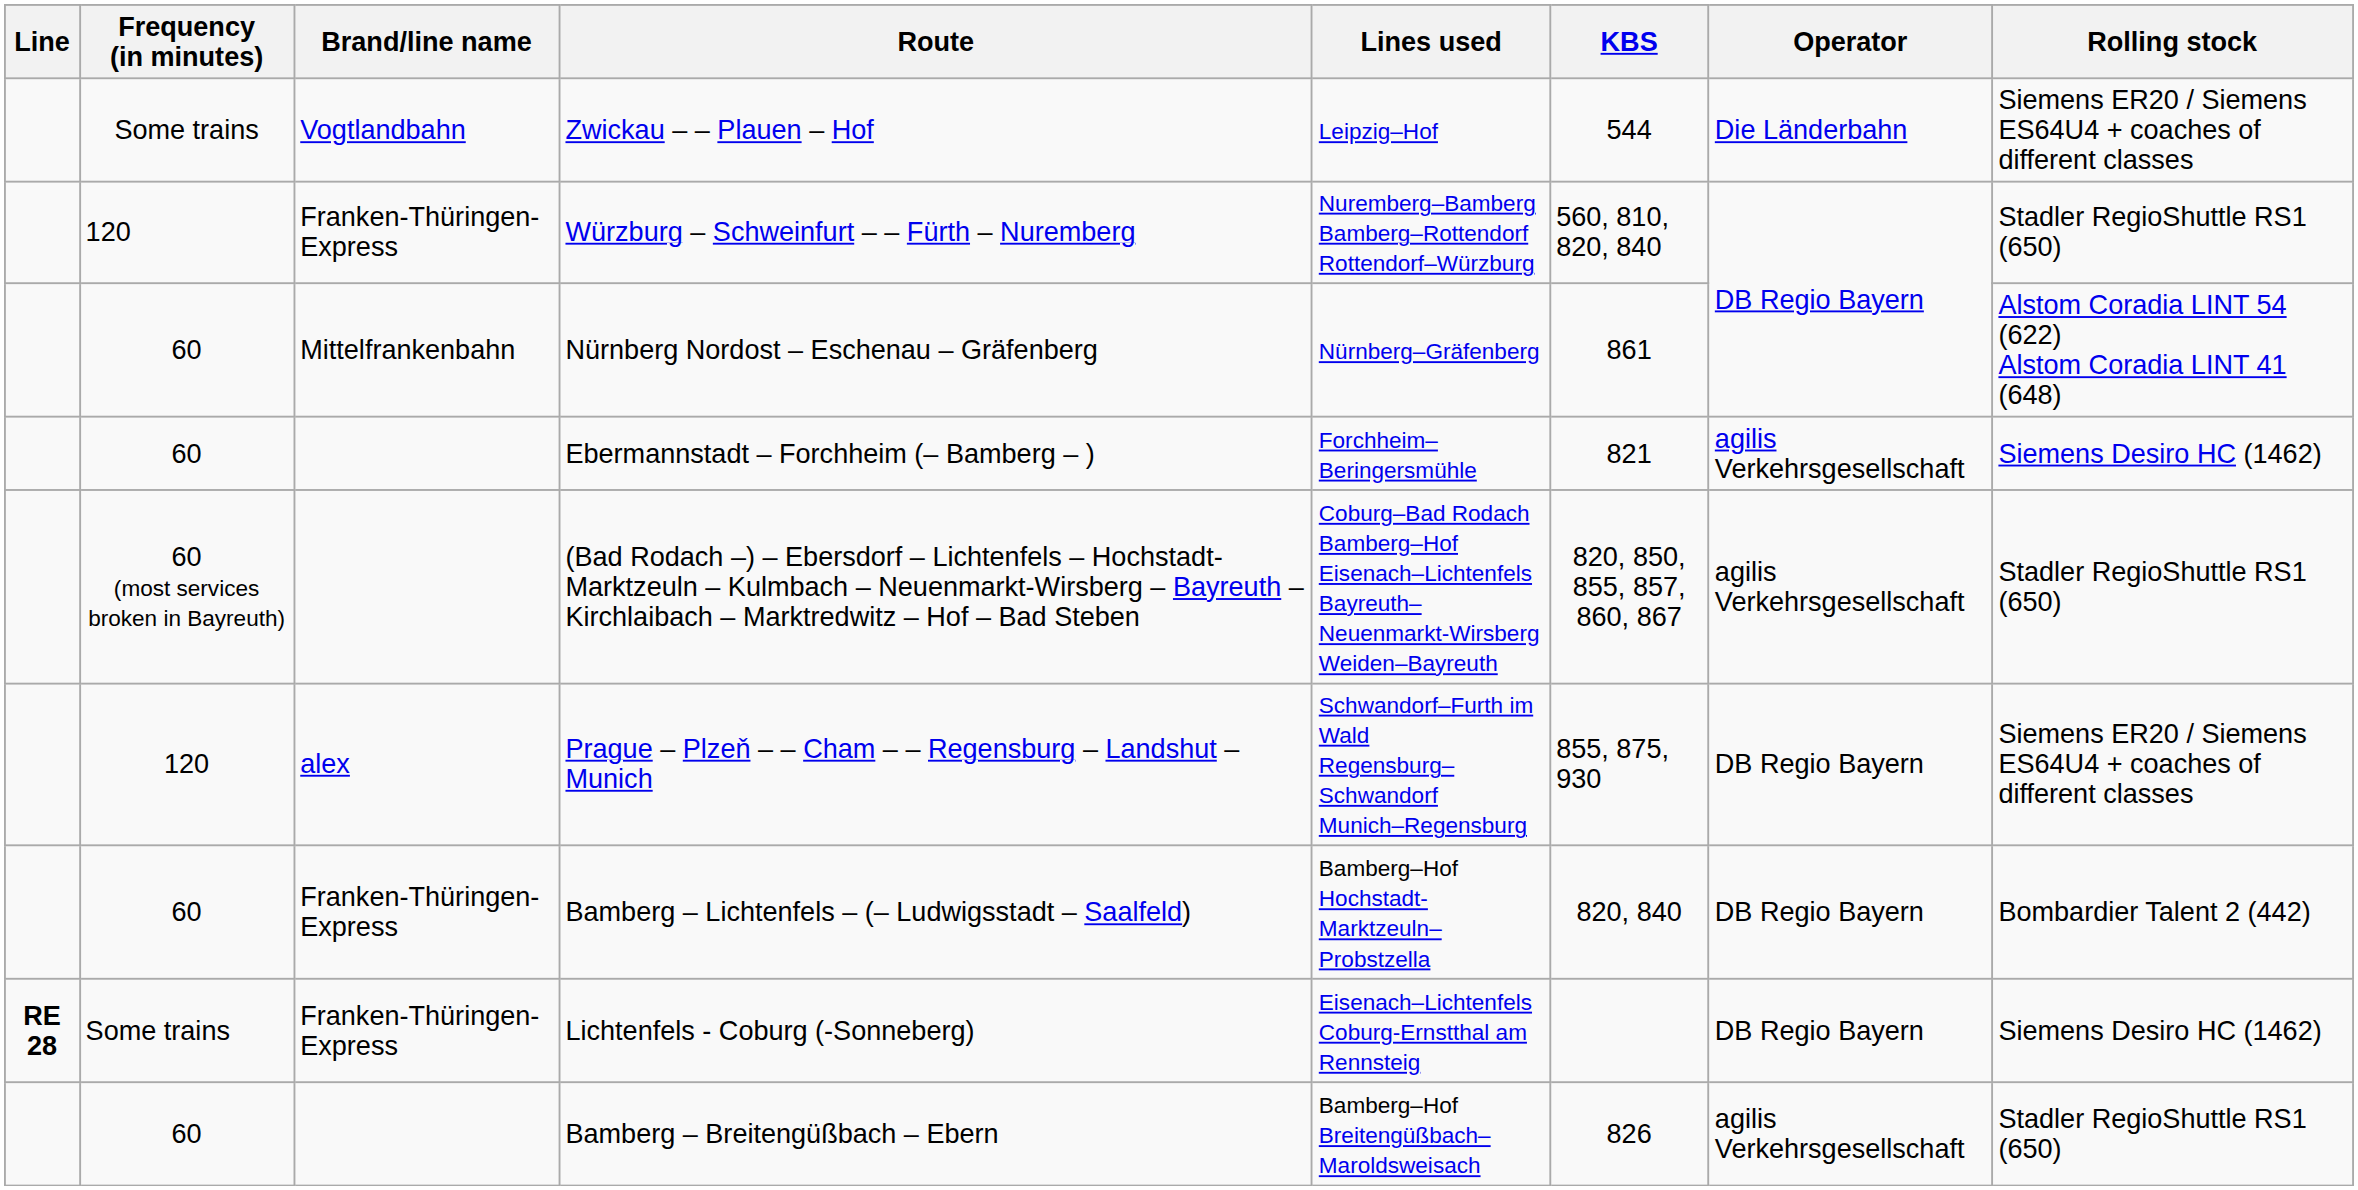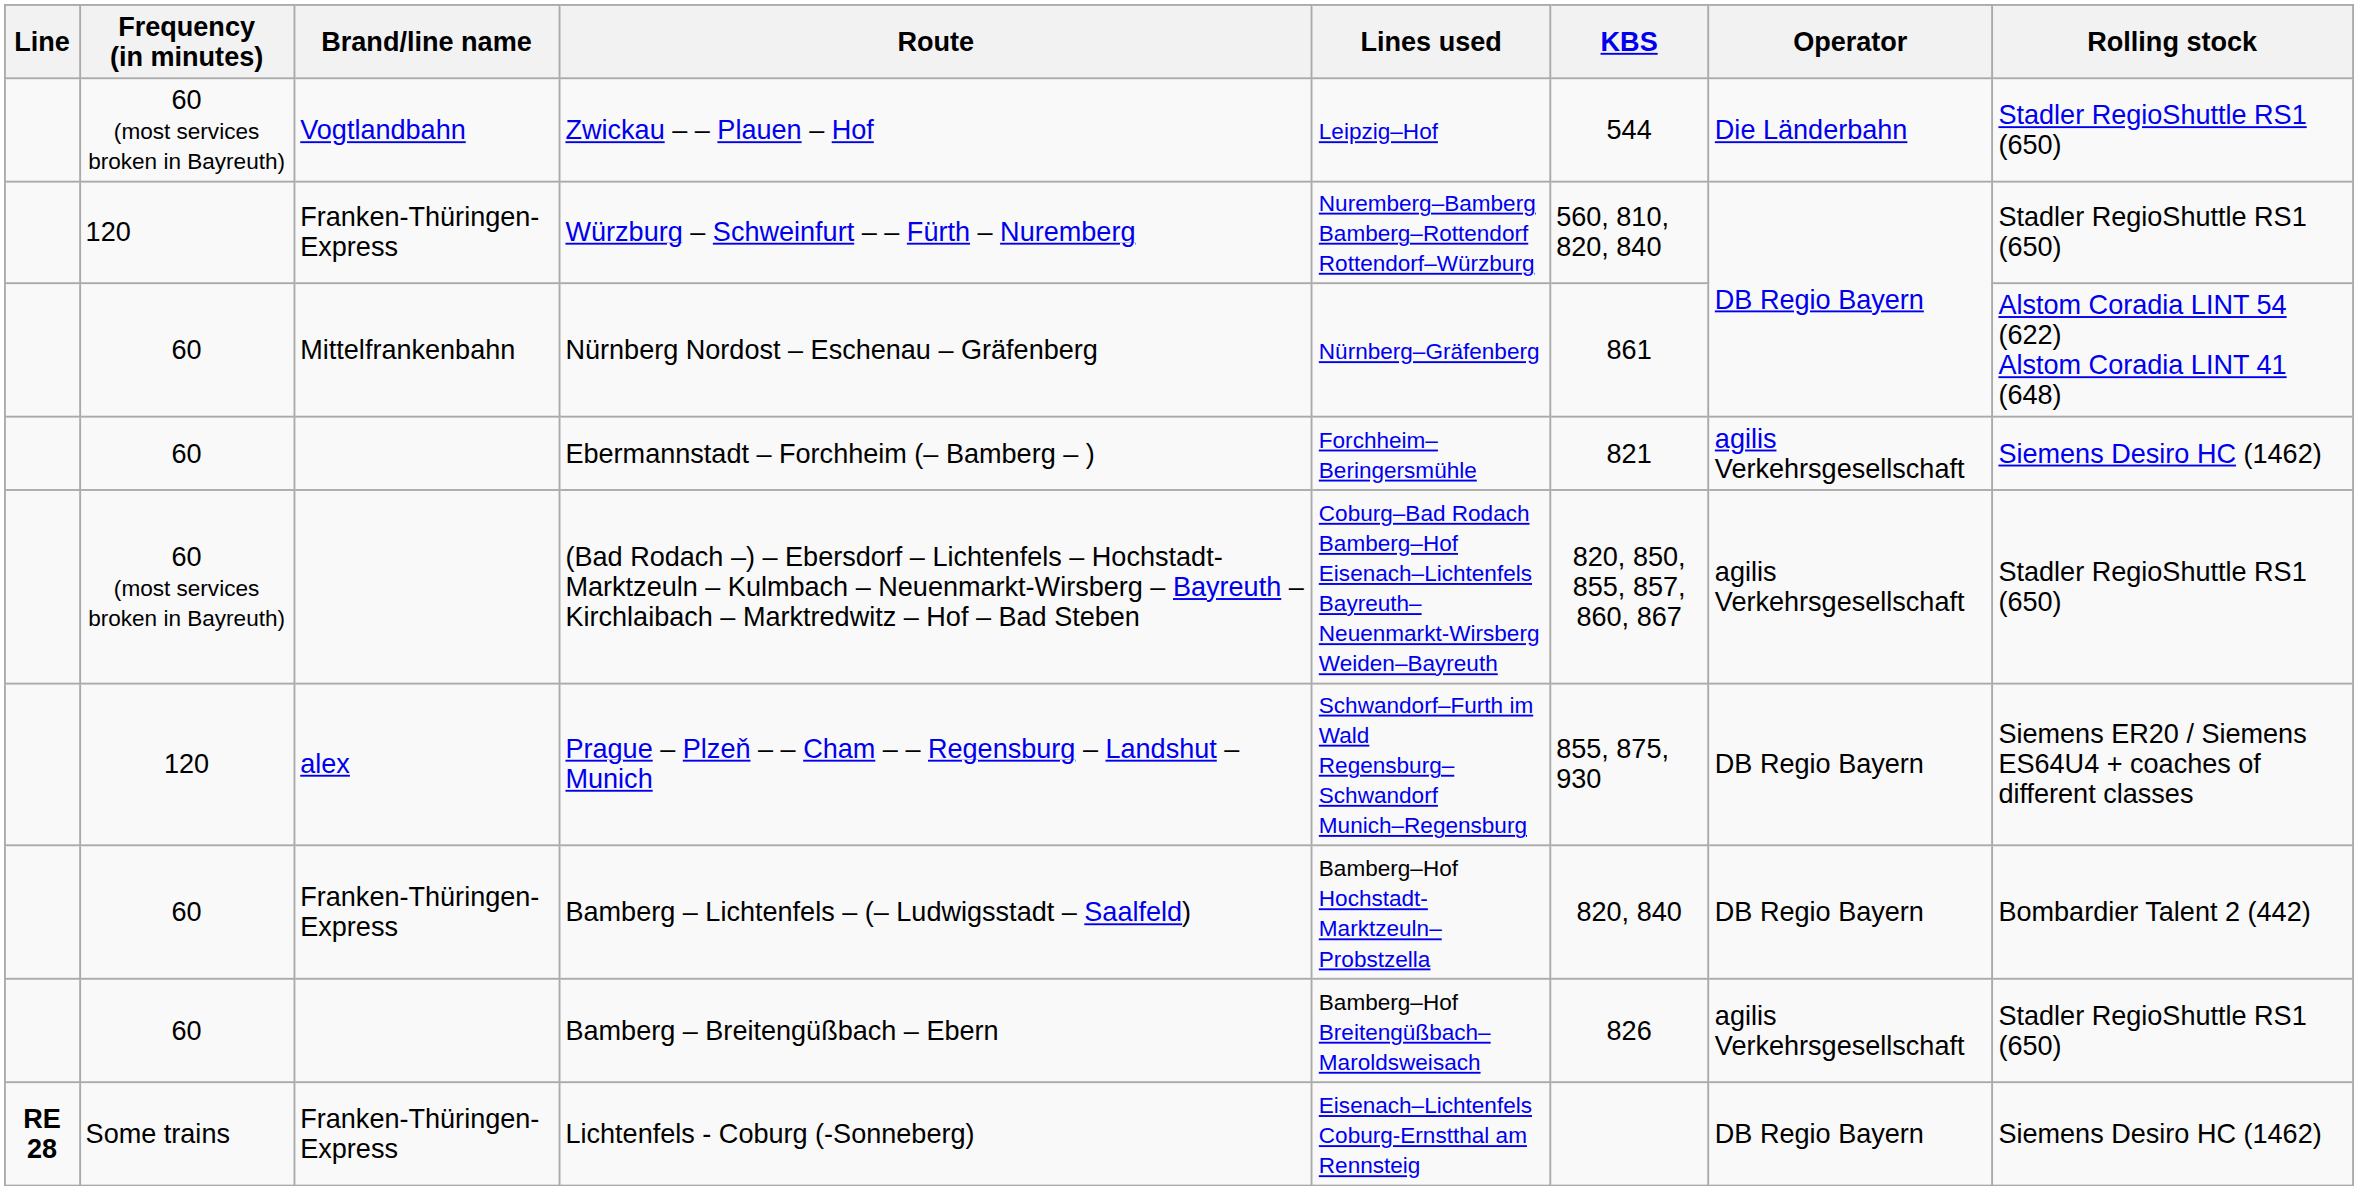(187, 130) Some trains -> (187, 130) 60 (most services broken in Bayreuth)
(2153, 130) Siemens ER20 / Siemens ES64U4 + coaches of different classes -> (2153, 130) Stadler RegioShuttle RS1 (650)
rows swapped: (782, 1134) <-> (770, 1031)
